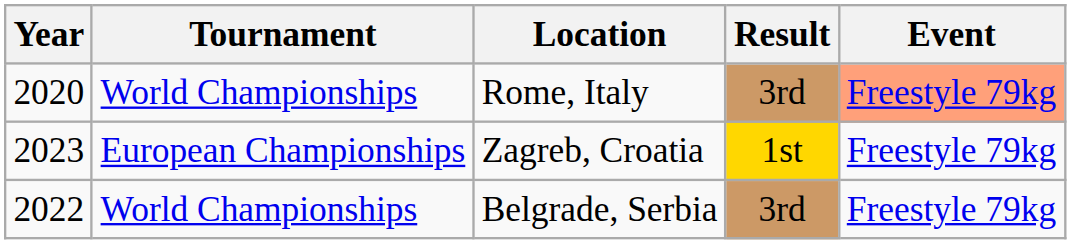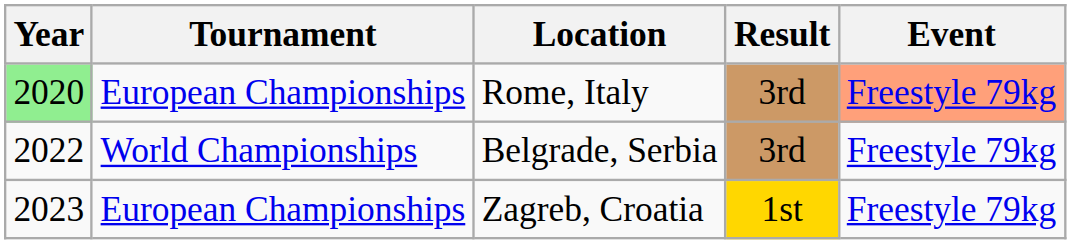(49, 92) no background -> (49, 92) lightgreen background
(259, 92) World Championships -> (283, 92) European Championships
rows swapped: (600, 209) <-> (593, 150)
